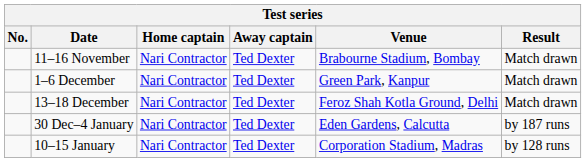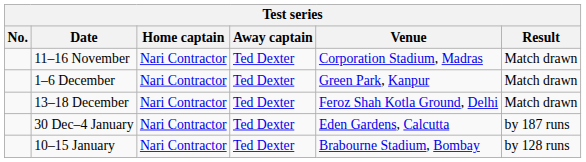(399, 59) Brabourne Stadium, Bombay -> (401, 59) Corporation Stadium, Madras
(401, 146) Corporation Stadium, Madras -> (399, 146) Brabourne Stadium, Bombay
